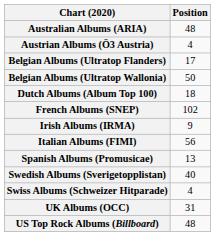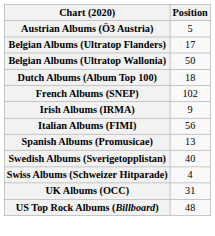- row: (87, 28)
(190, 45) 4 -> (190, 28) 5
